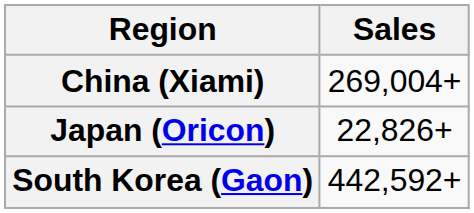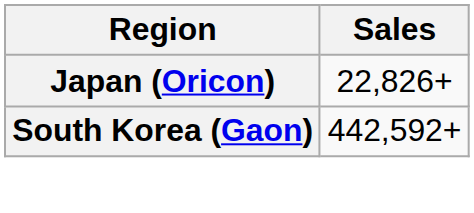- row: (163, 80)
